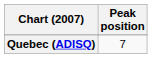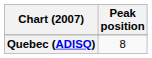(123, 44) 7 -> (123, 44) 8
